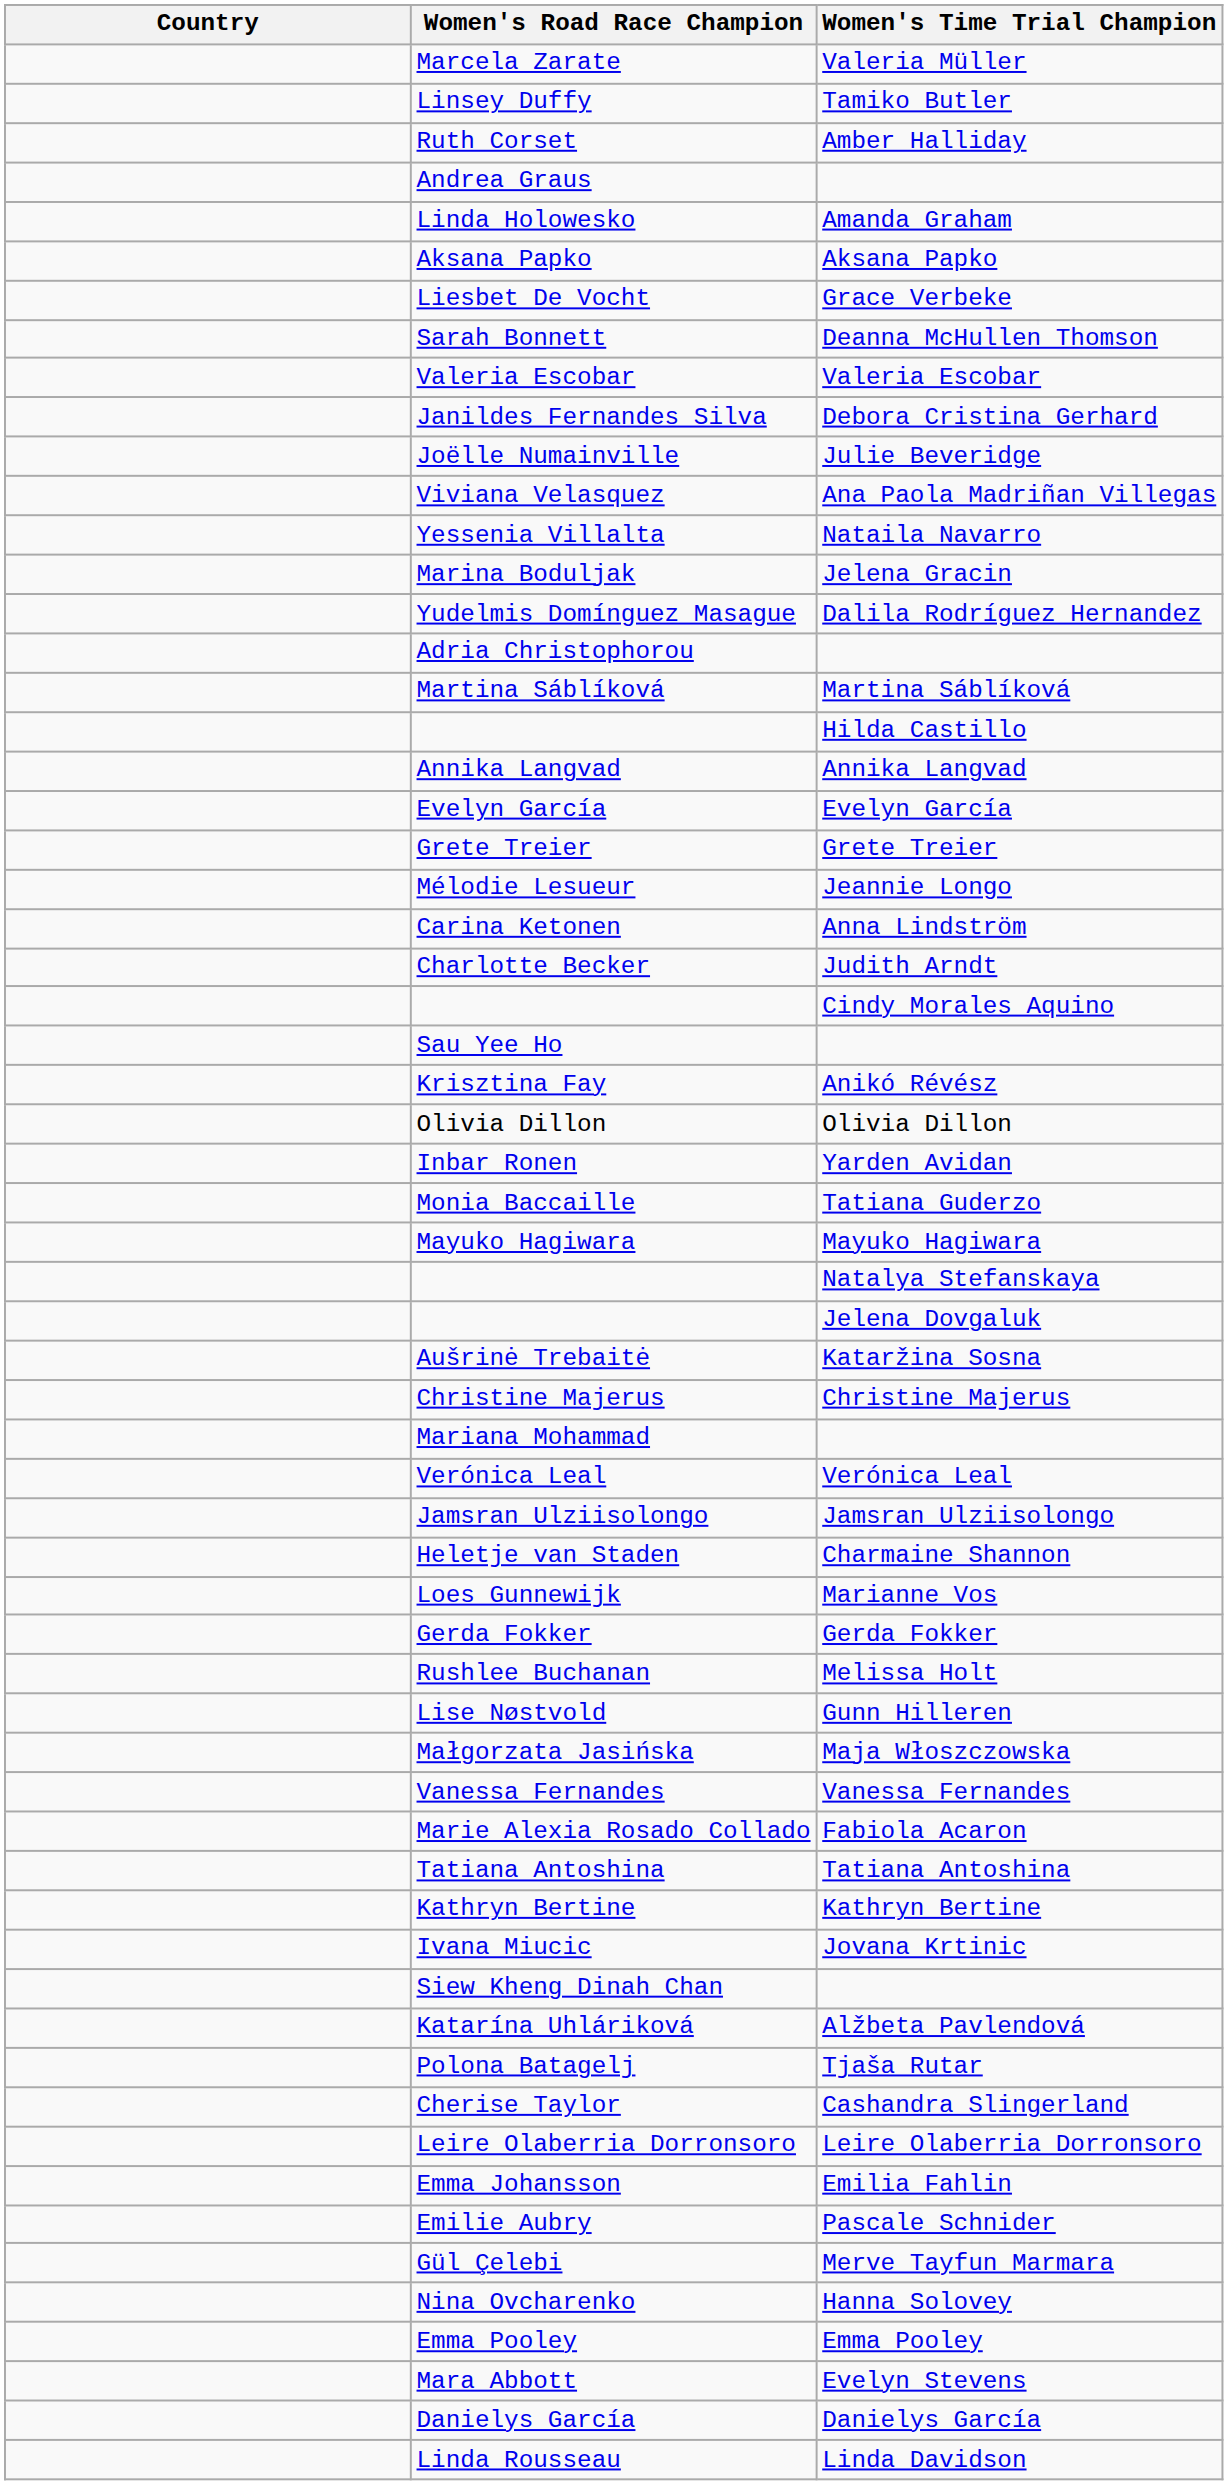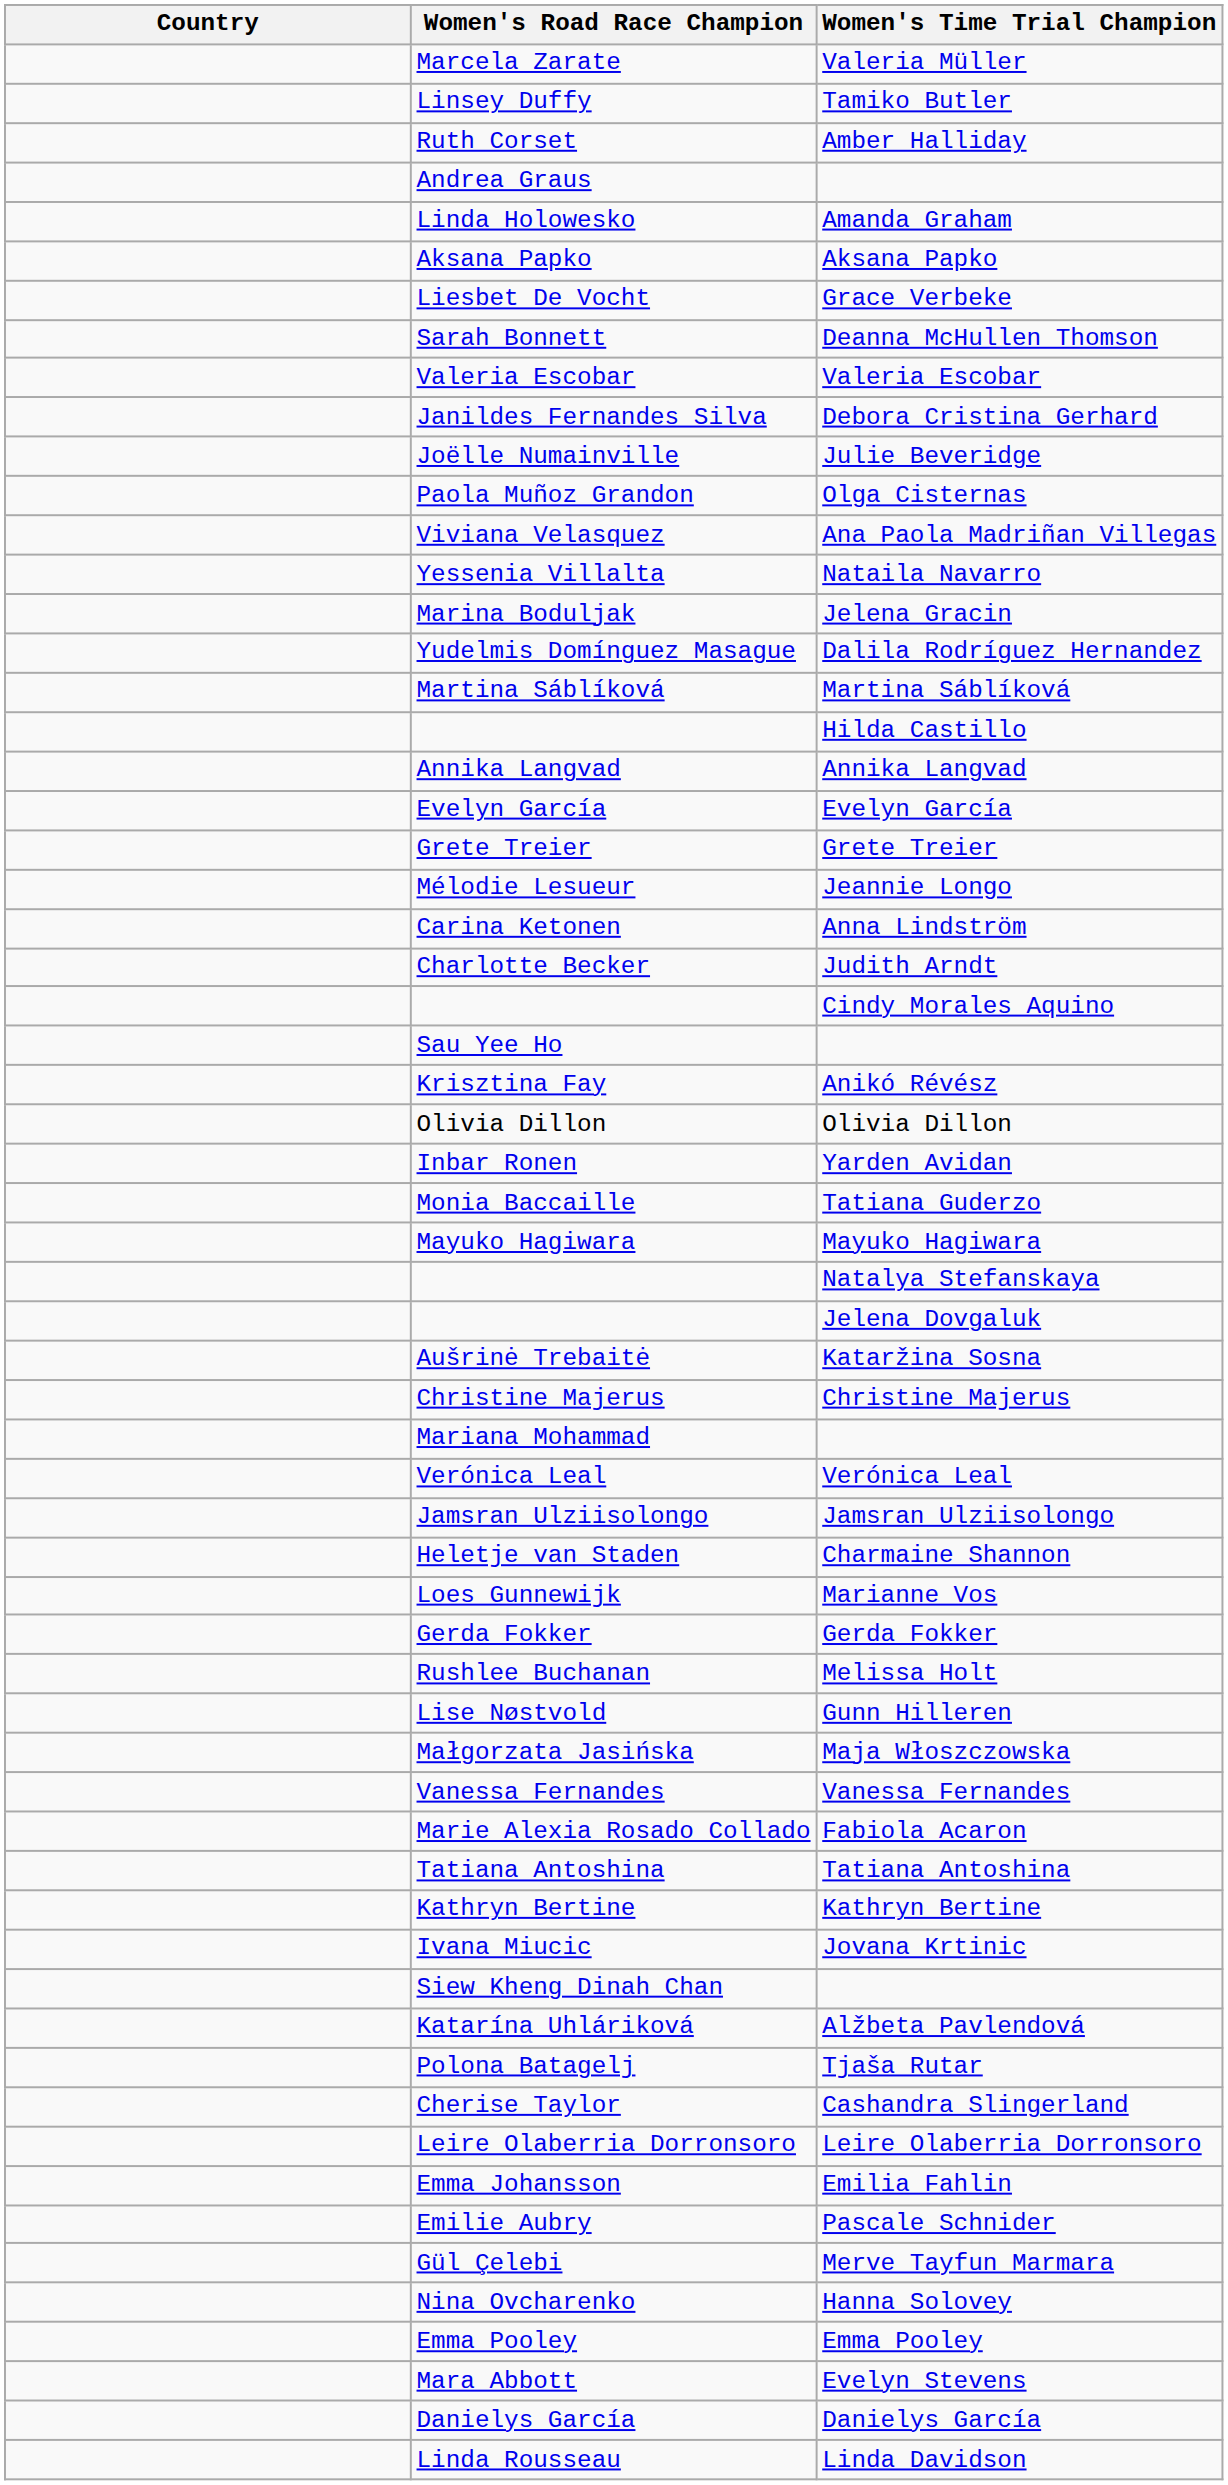+ row: (555, 496)
- row: (555, 653)
